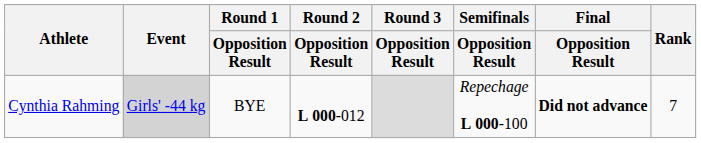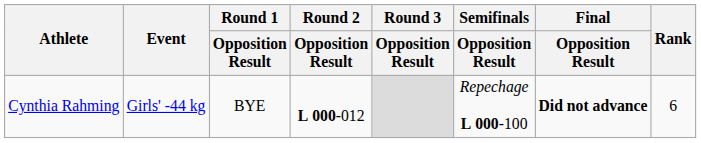(166, 106) lightgrey background -> (166, 106) no background
(673, 106) 7 -> (673, 106) 6
